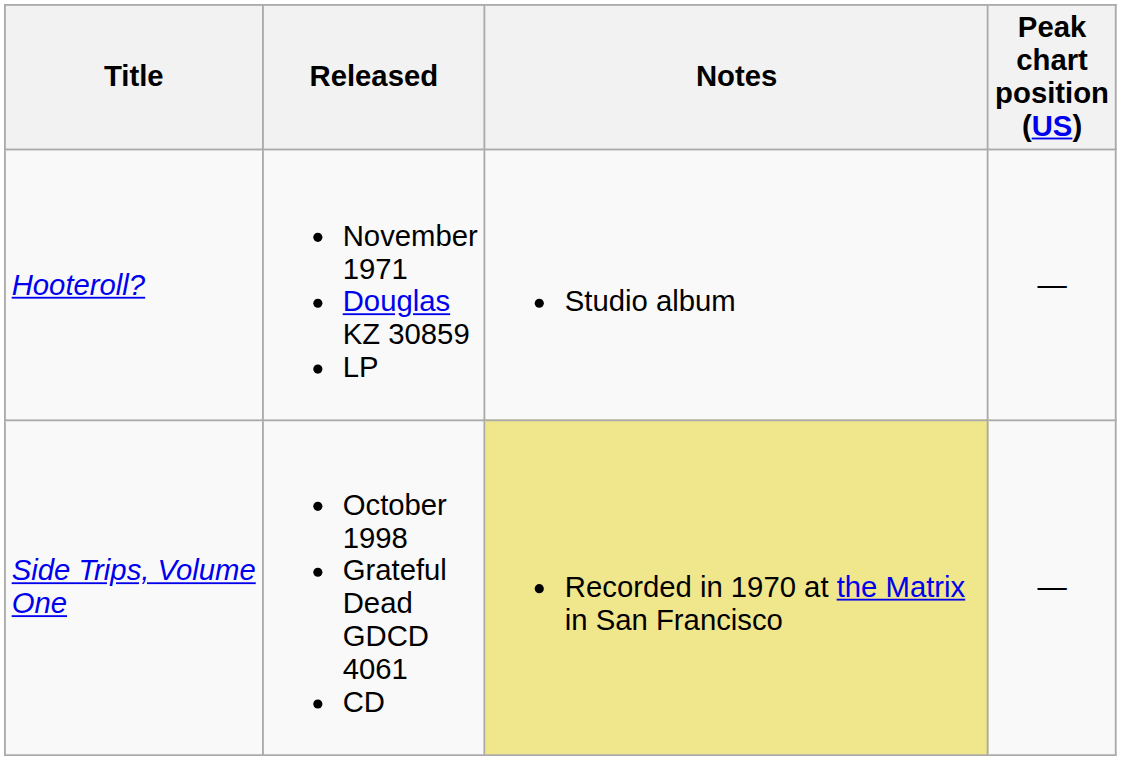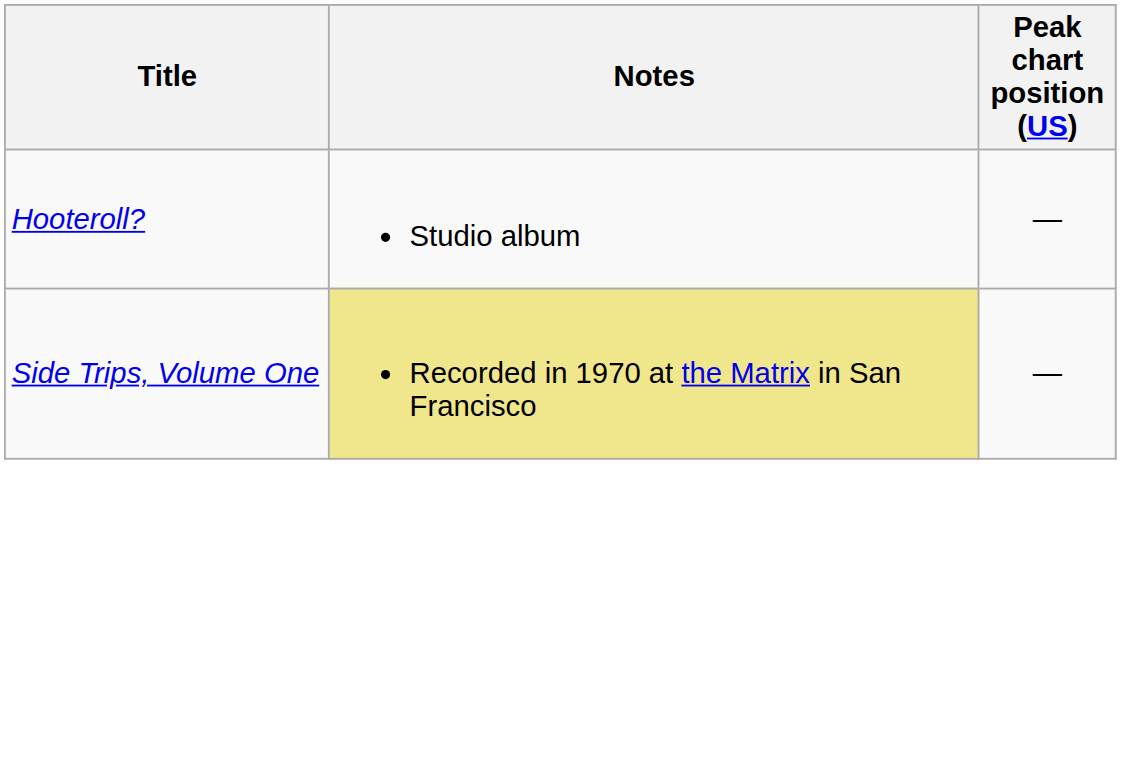- column: (374, 77)
